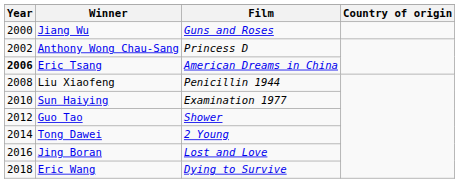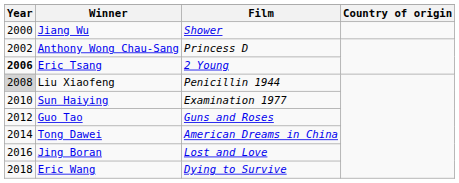(229, 30) Guns and Roses -> (203, 30) Shower
(261, 65) American Dreams in China -> (206, 65) 2 Young
(20, 83) no background -> (20, 83) lightgrey background
(203, 117) Shower -> (229, 117) Guns and Roses
(206, 135) 2 Young -> (261, 135) American Dreams in China
